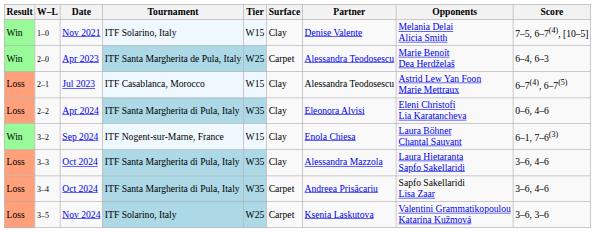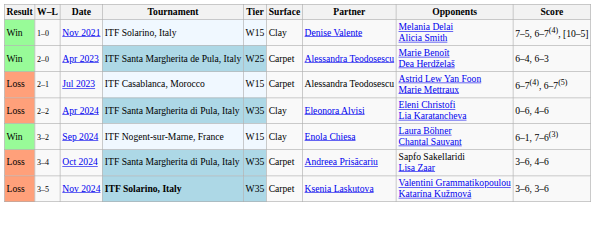(278, 84) Clay -> (282, 84) Carpet
- row: (43, 163)
(141, 214) normal -> (143, 188) bold
(255, 214) W25 -> (255, 188) W35
